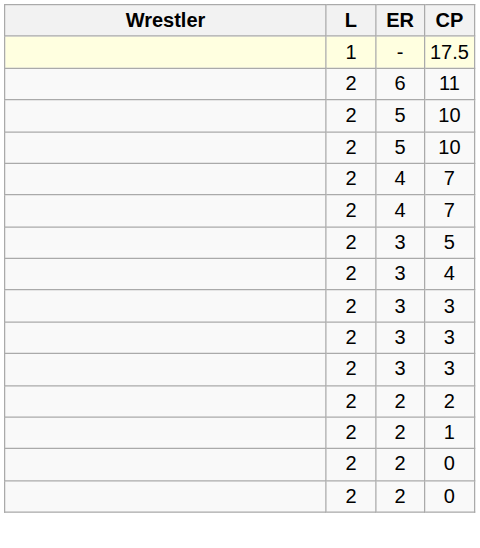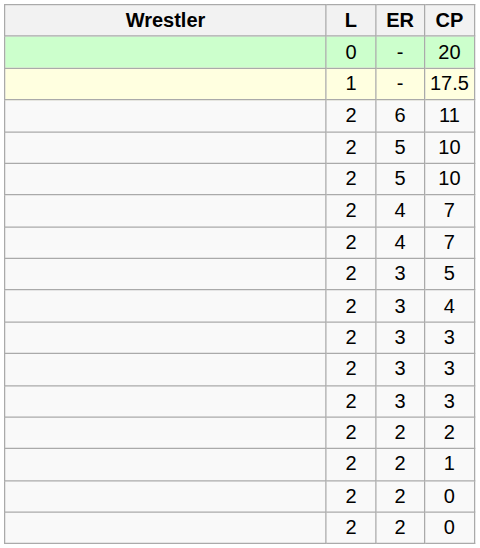+ row: (400, 52)
